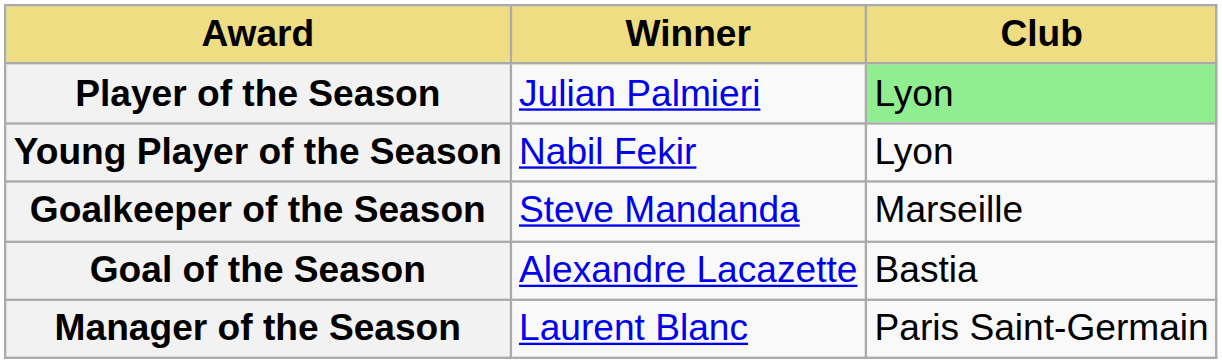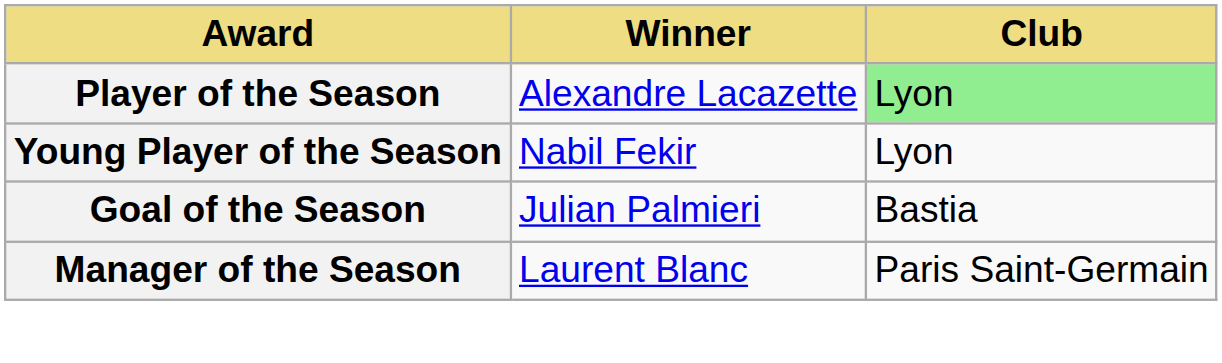(640, 92) Julian Palmieri -> (688, 92) Alexandre Lacazette
- row: (258, 210)
(688, 269) Alexandre Lacazette -> (640, 210) Julian Palmieri
